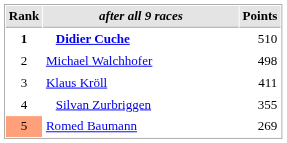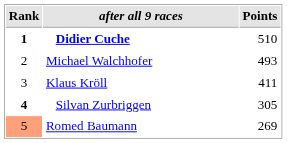(268, 61) 498 -> (268, 61) 493
(24, 104) normal -> (24, 104) bold
(268, 104) 355 -> (268, 104) 305
